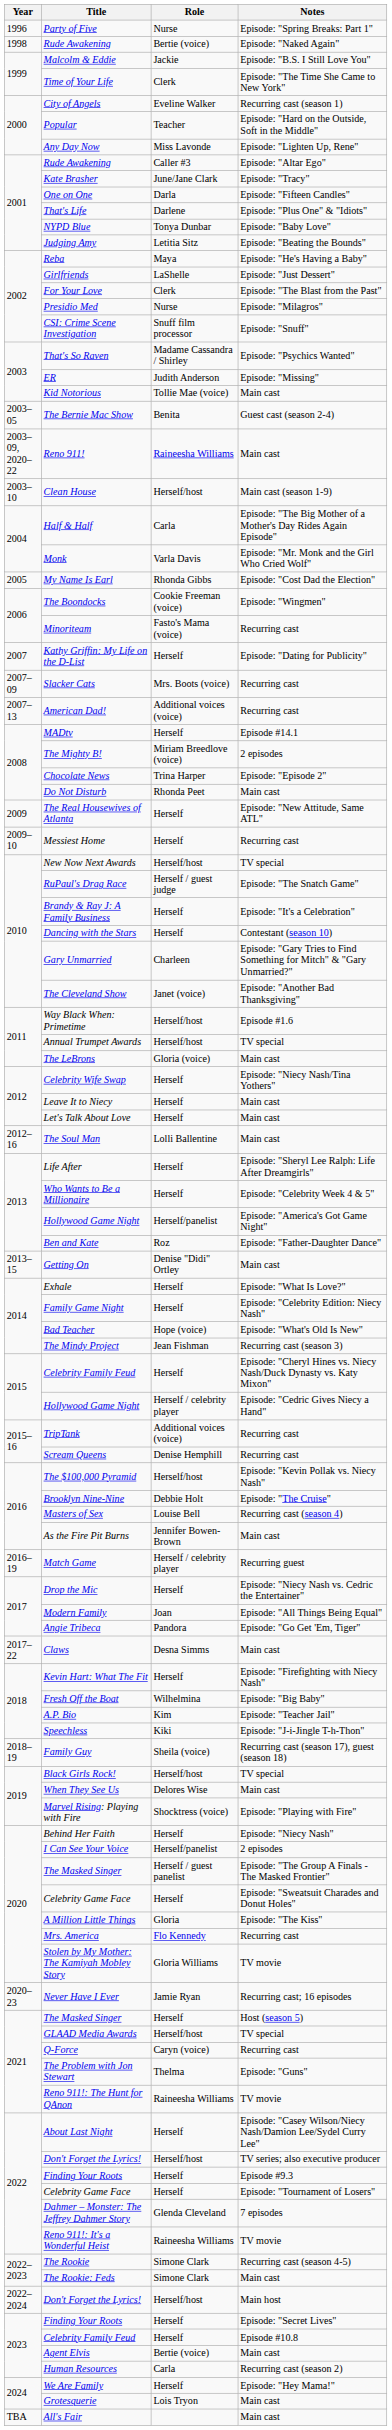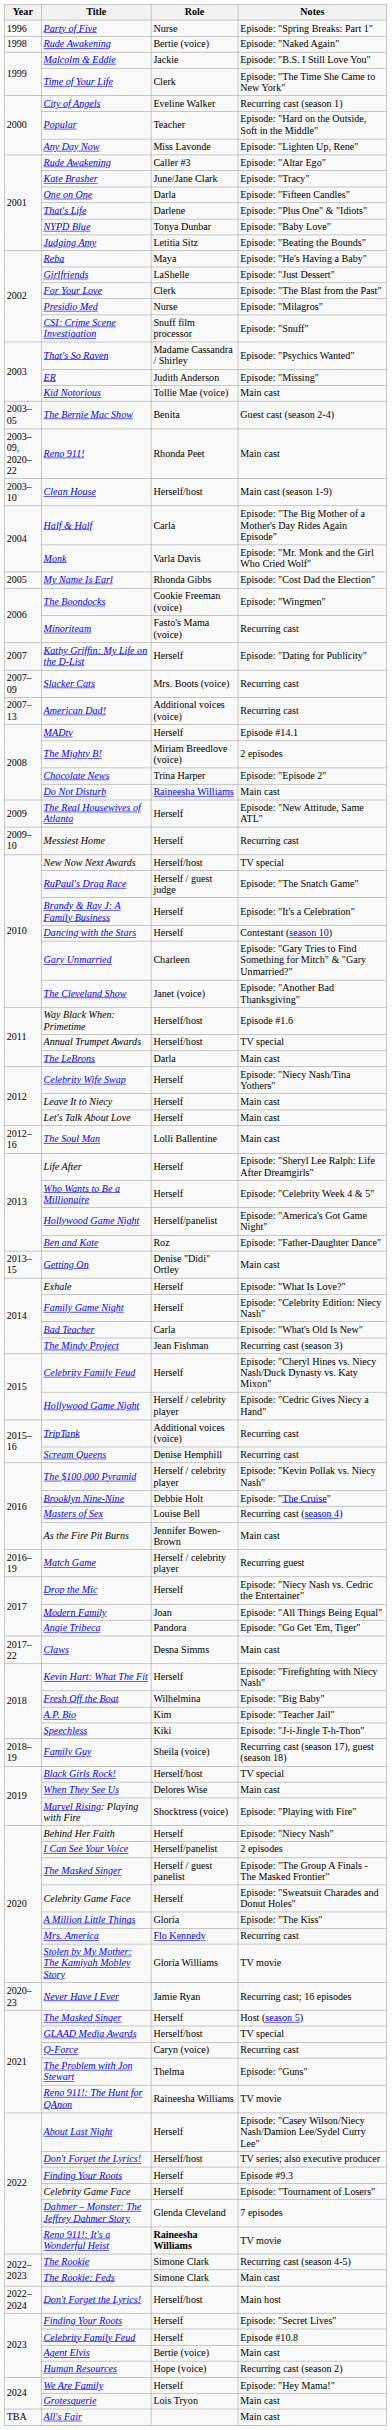(194, 453) Raineesha Williams -> (179, 453) Rhonda Peet
(179, 792) Rhonda Peet -> (194, 792) Raineesha Williams
(182, 1058) Gloria (voice) -> (165, 1058) Darla
(180, 1329) Hope (voice) -> (164, 1329) Carla
(178, 1476) Herself/host -> (190, 1476) Herself / celebrity player
(194, 2240) normal -> (176, 2240) bold
(164, 2369) Carla -> (180, 2369) Hope (voice)
